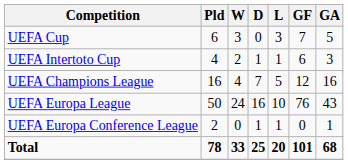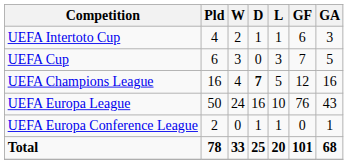rows swapped: (38, 37) <-> (64, 59)
(258, 81) normal -> (258, 81) bold
